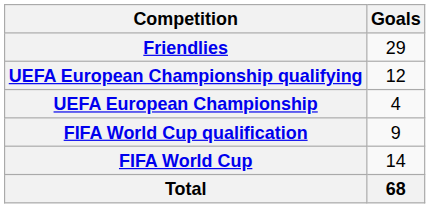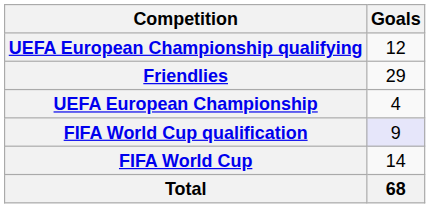rows swapped: (186, 47) <-> (186, 76)
(396, 133) no background -> (396, 133) lavender background
